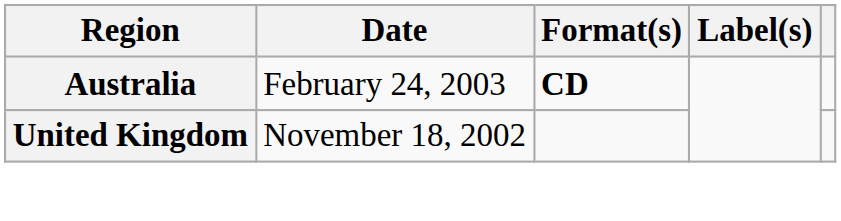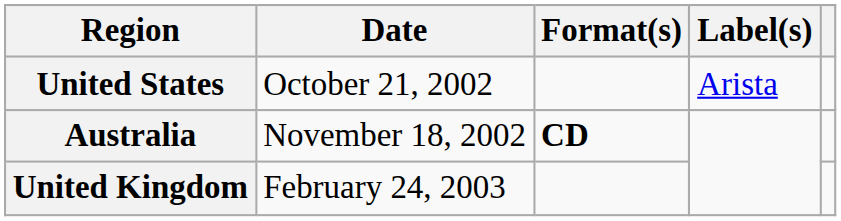+ row: (130, 82)
(384, 82) February 24, 2003 -> (395, 135) November 18, 2002
(395, 135) November 18, 2002 -> (384, 187) February 24, 2003
